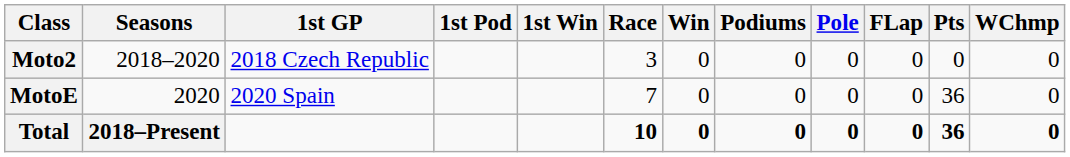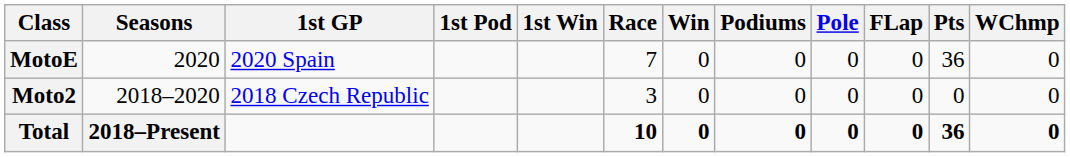rows swapped: (44, 59) <-> (44, 95)
